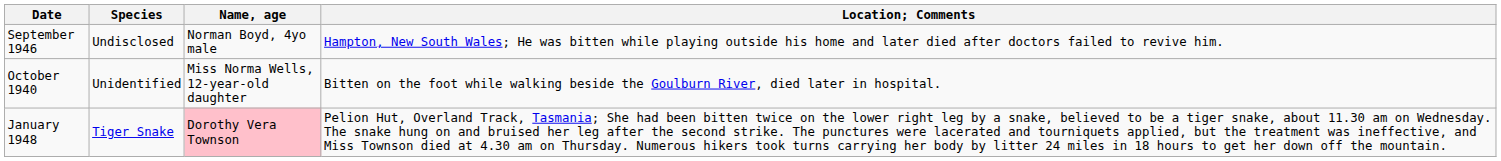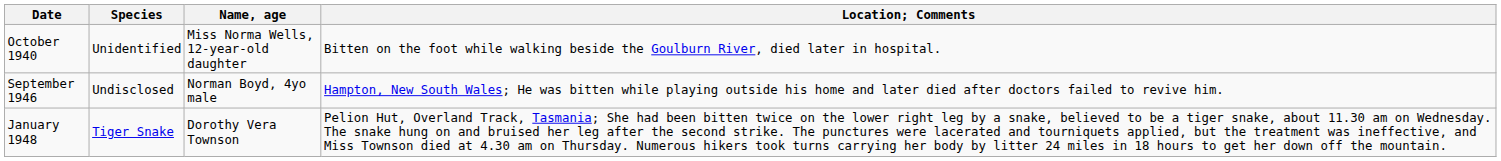rows swapped: (33, 83) <-> (41, 42)
(232, 132) pink background -> (232, 132) no background
